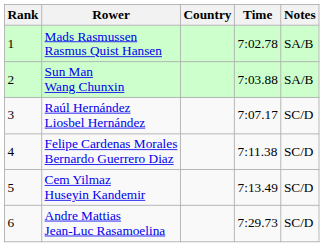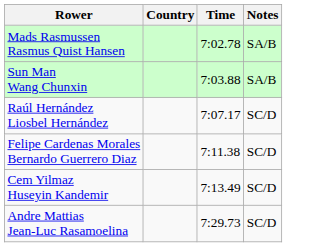- column: (23, 15)
